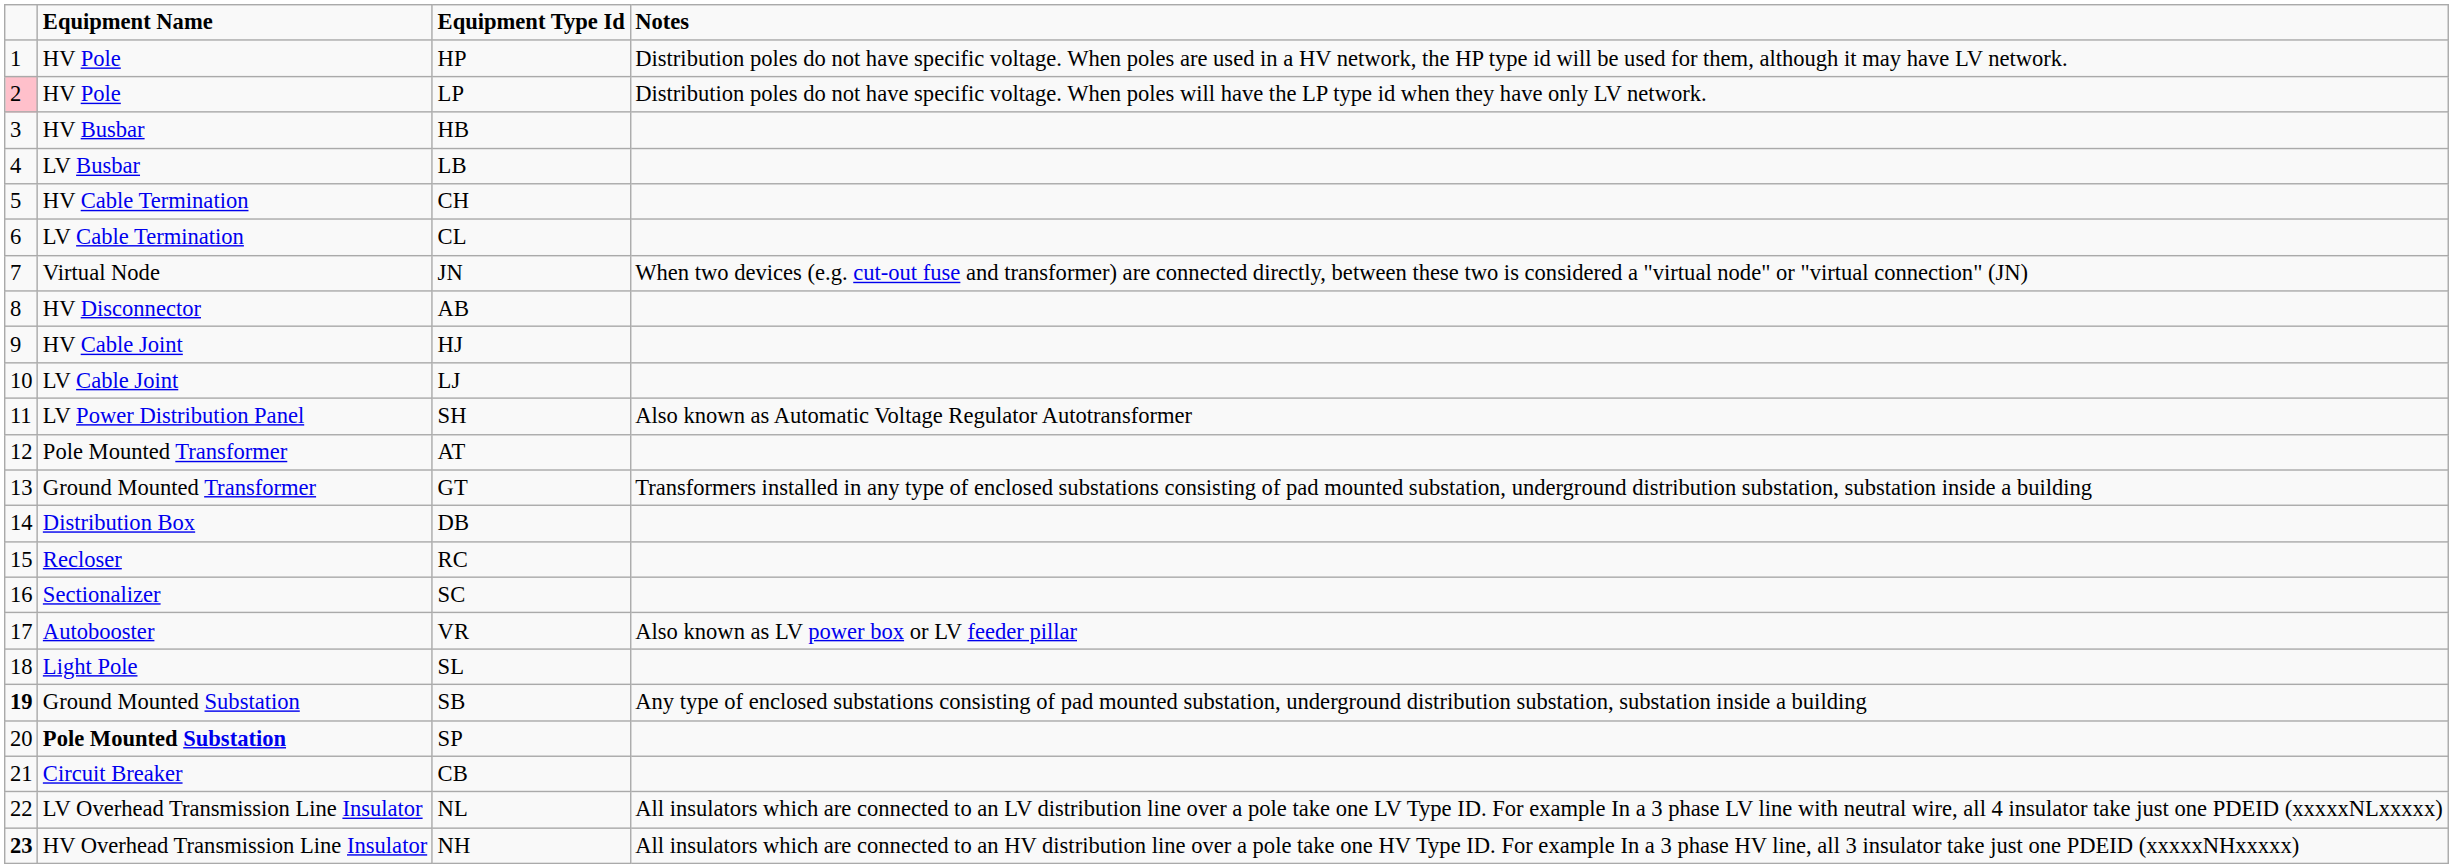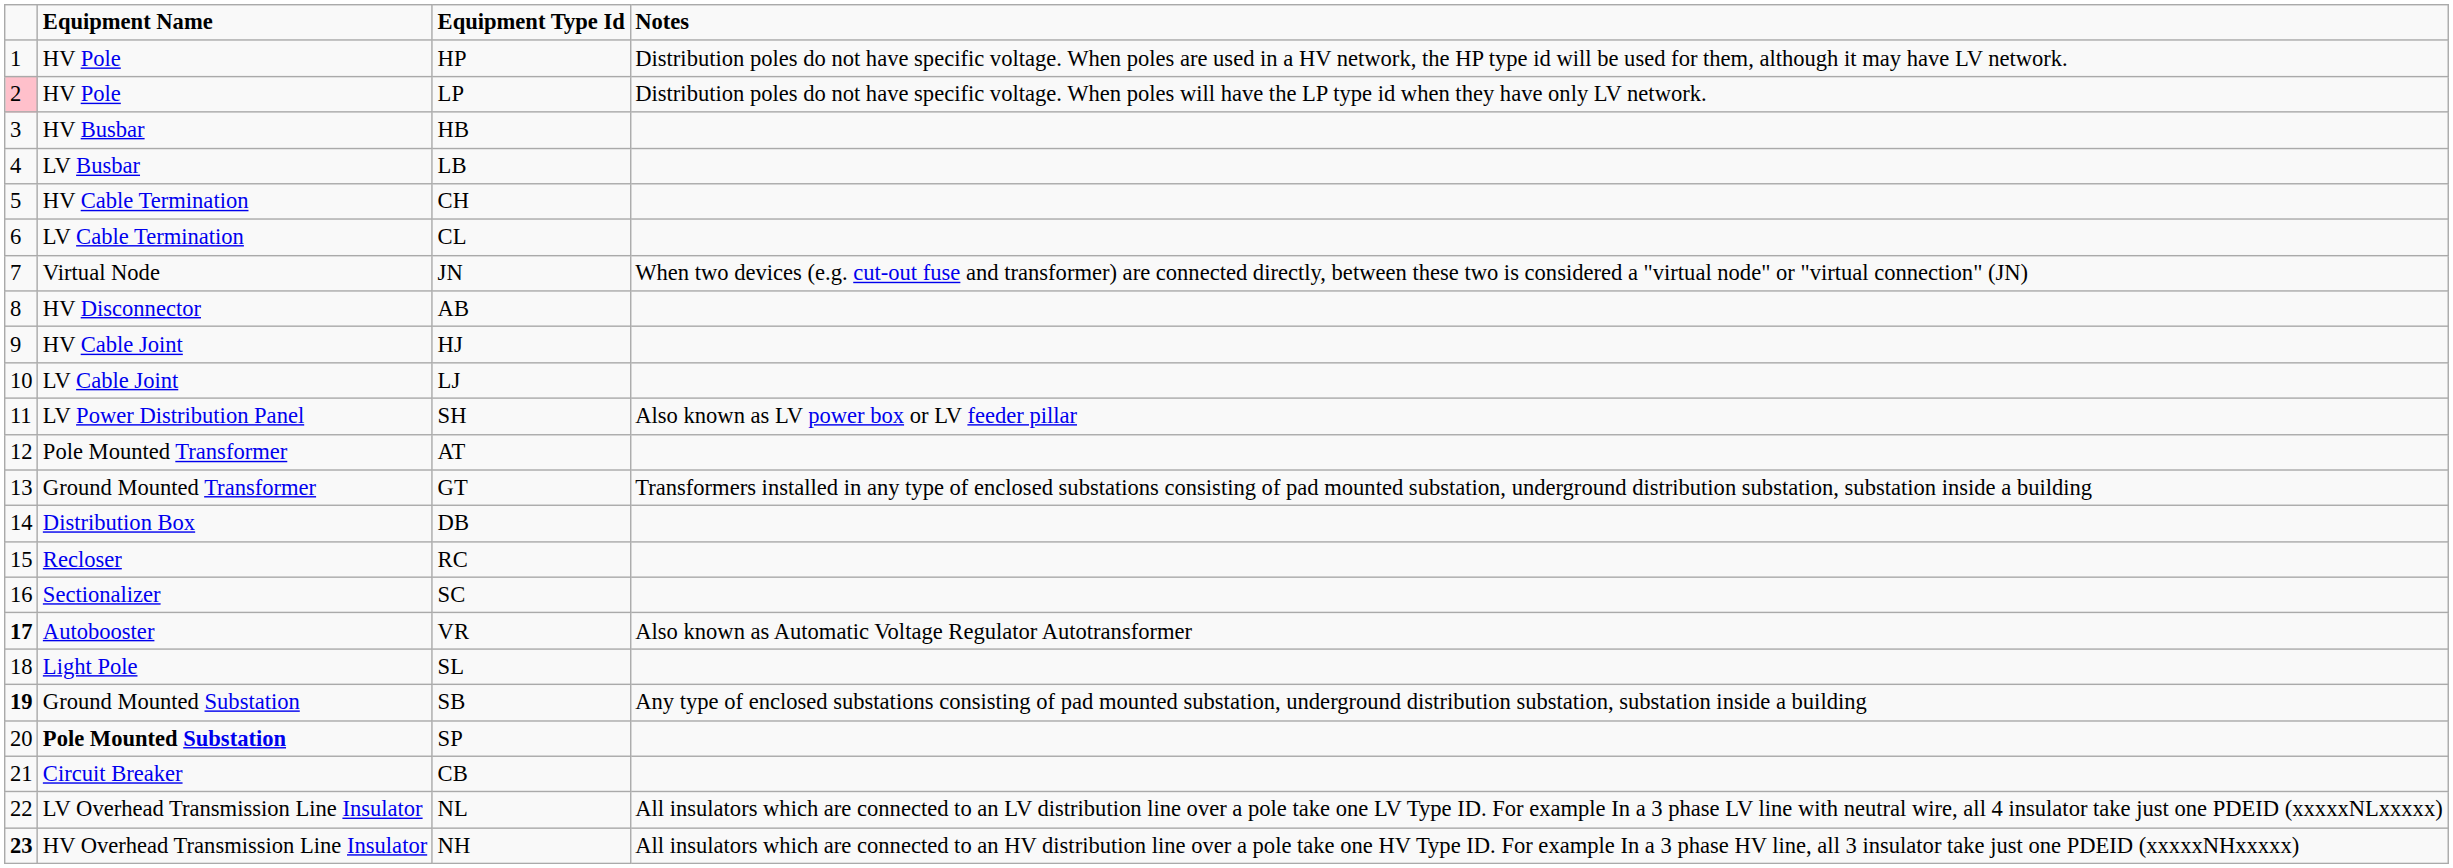(914, 415) Also known as Automatic Voltage Regulator Autotransformer -> (856, 415) Also known as LV power box or LV feeder pillar
(21, 630) normal -> (21, 630) bold
(856, 630) Also known as LV power box or LV feeder pillar -> (914, 630) Also known as Automatic Voltage Regulator Autotransformer
